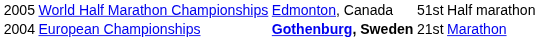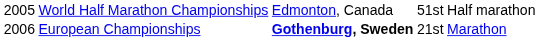(19, 29) 2004 -> (19, 29) 2006
